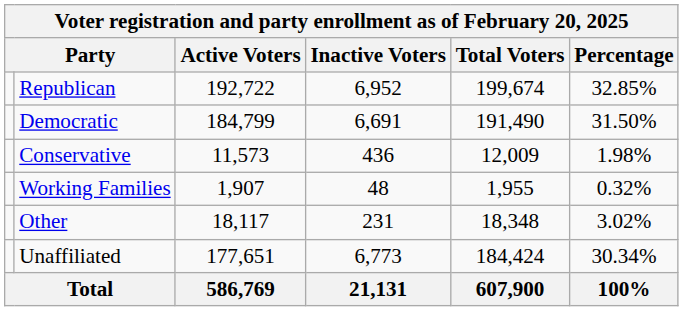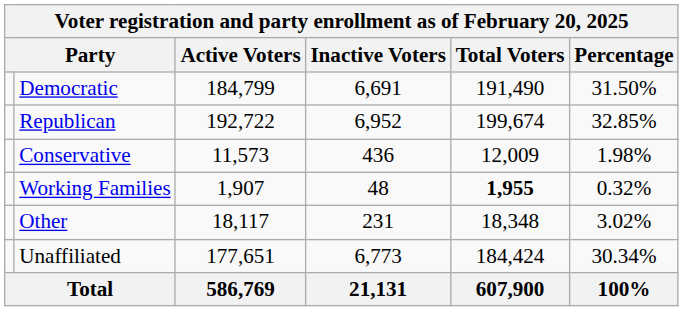rows swapped: (67, 88) <-> (69, 121)
(510, 188) normal -> (510, 188) bold
